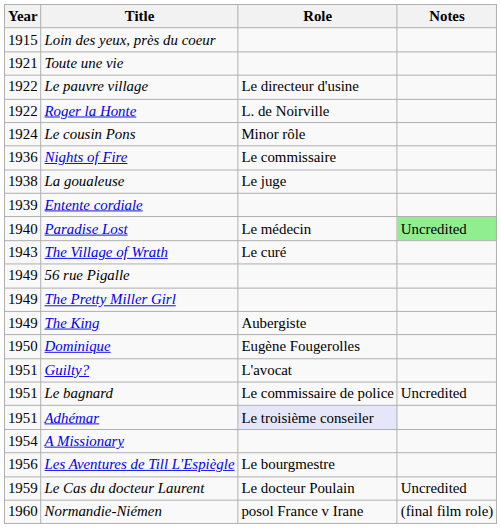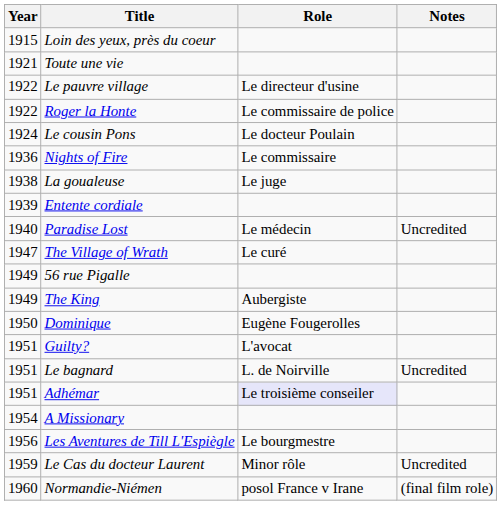(285, 110) L. de Noirville -> (318, 110) Le commissaire de police
(273, 134) Minor rôle -> (298, 134) Le docteur Poulain
(434, 228) lightgreen background -> (434, 228) no background
(23, 252) 1943 -> (23, 252) 1947
- row: (110, 299)
(318, 393) Le commissaire de police -> (285, 370) L. de Noirville
(298, 488) Le docteur Poulain -> (273, 464) Minor rôle
